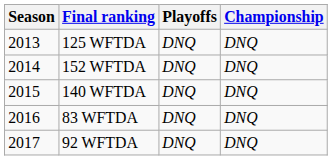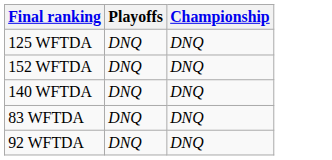- column: (31, 17)
